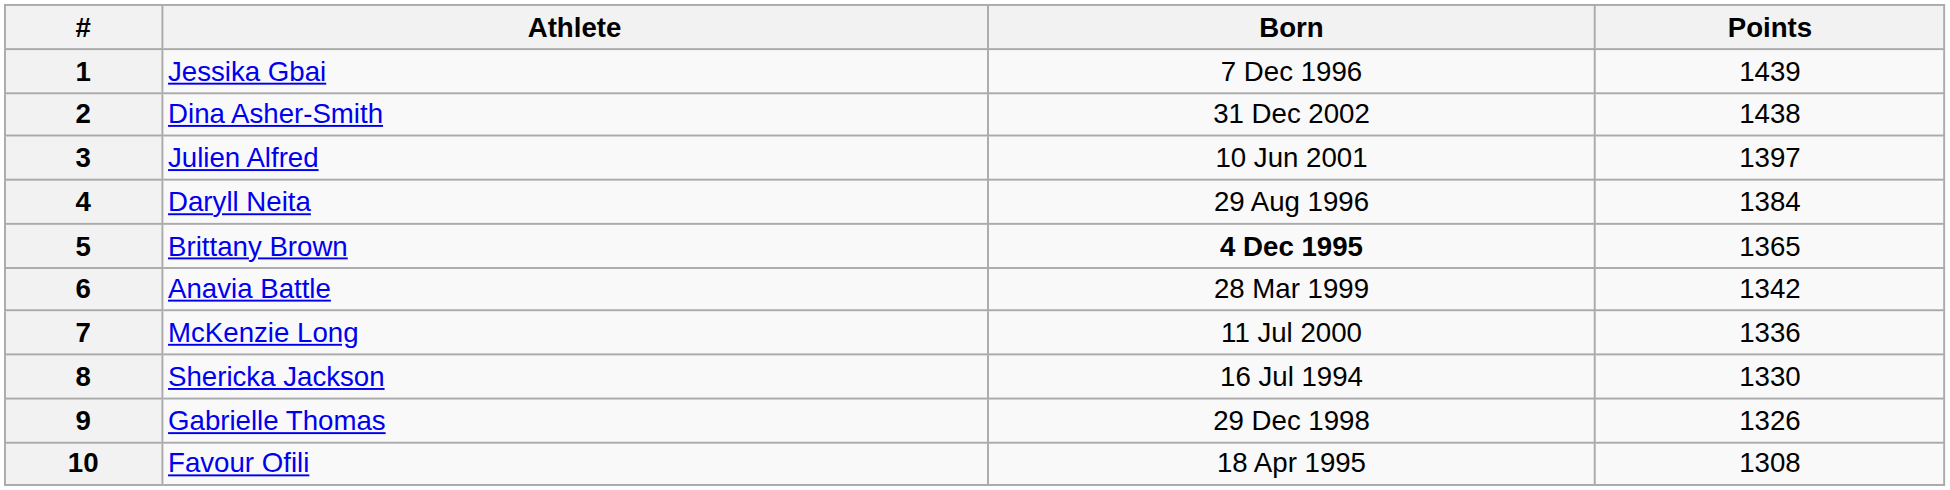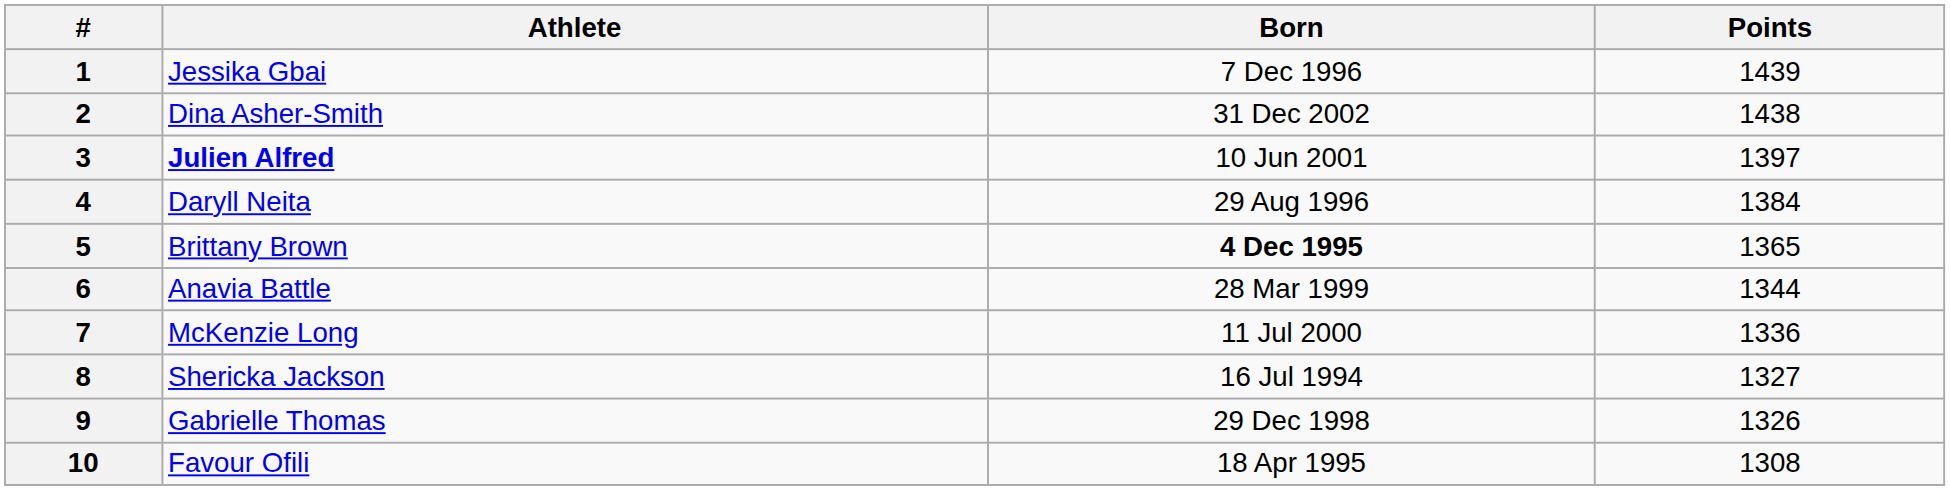(243, 158) normal -> (251, 158) bold
(1770, 289) 1342 -> (1770, 289) 1344
(1770, 377) 1330 -> (1770, 377) 1327
